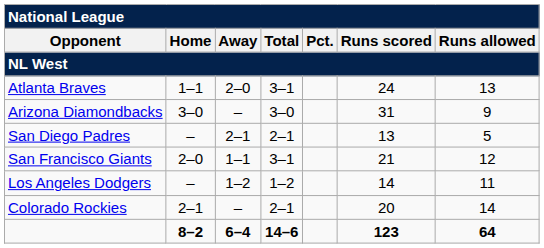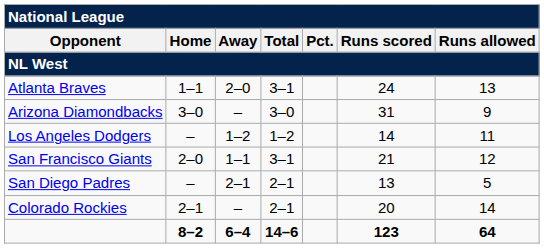rows swapped: (79, 183) <-> (69, 136)
